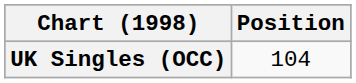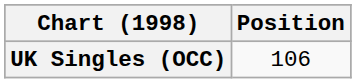(291, 60) 104 -> (291, 60) 106
